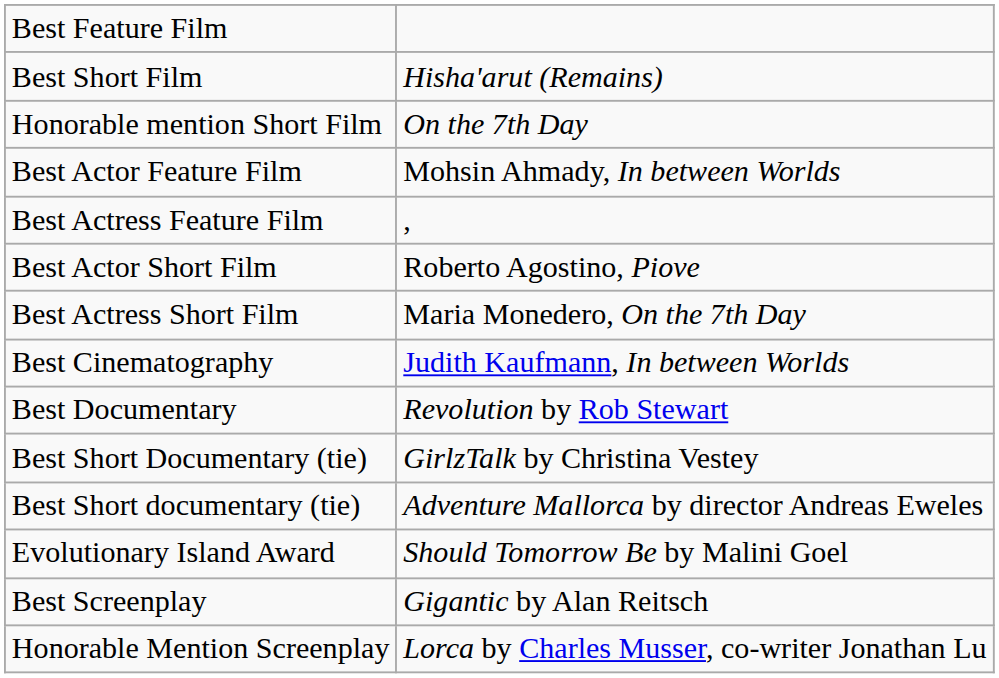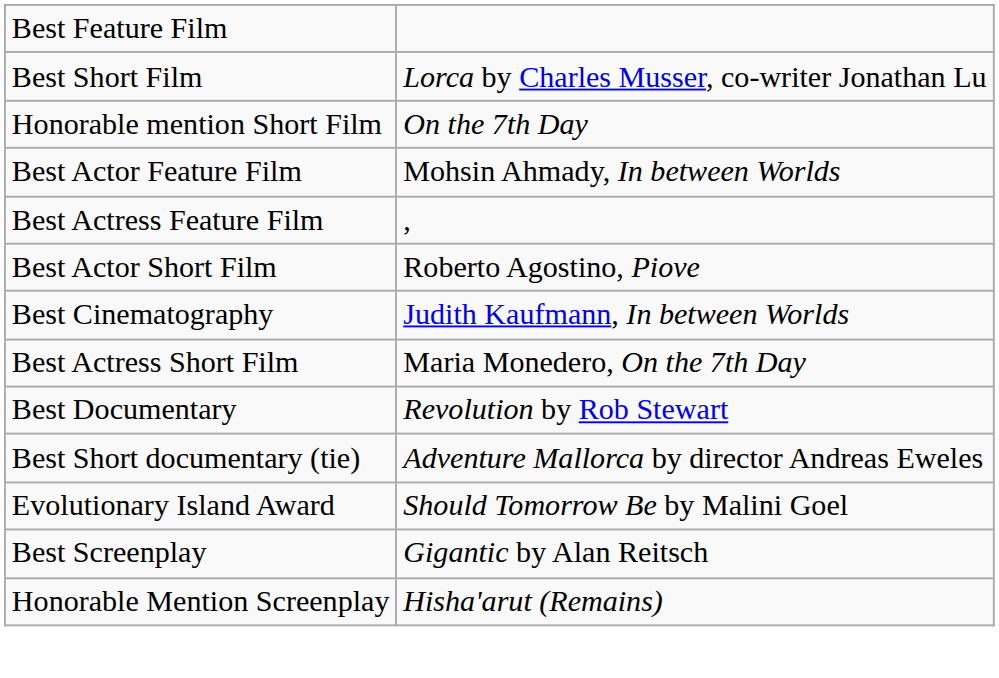(533, 76) Hisha'arut (Remains) -> (695, 76) Lorca by Charles Musser, co-writer Jonathan Lu
rows swapped: (155, 314) <-> (143, 362)
- row: (189, 457)
(695, 648) Lorca by Charles Musser, co-writer Jonathan Lu -> (533, 600) Hisha'arut (Remains)
